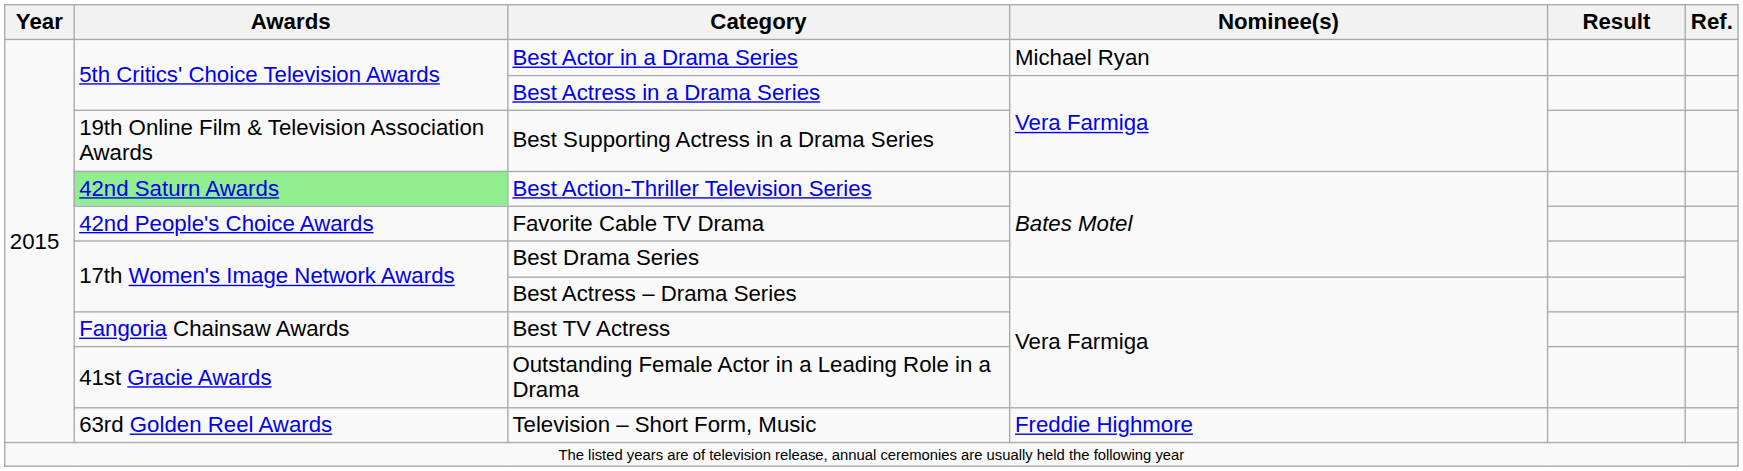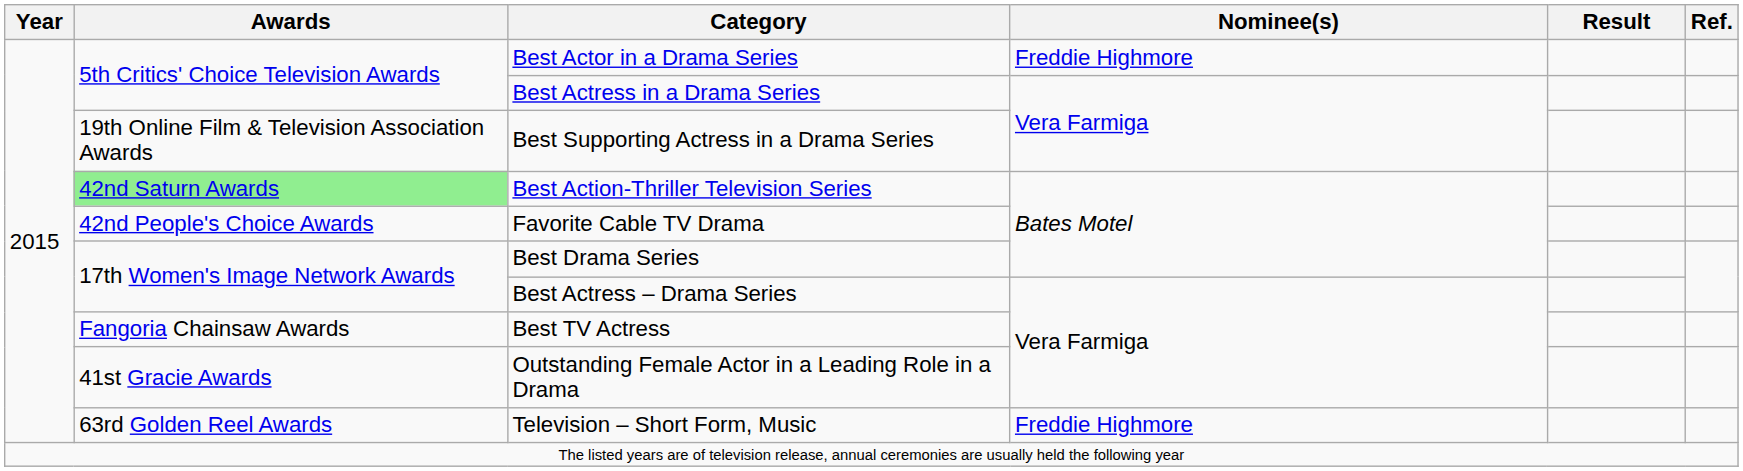(1082, 57) Michael Ryan -> (1104, 57) Freddie Highmore
